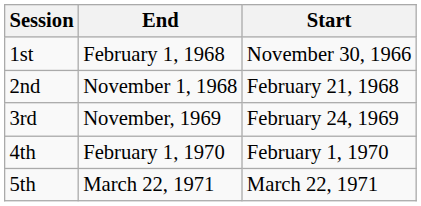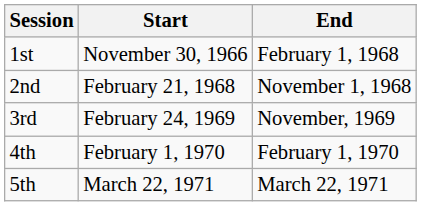columns swapped: (329, 20) <-> (160, 20)
